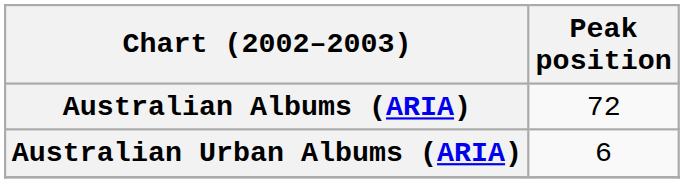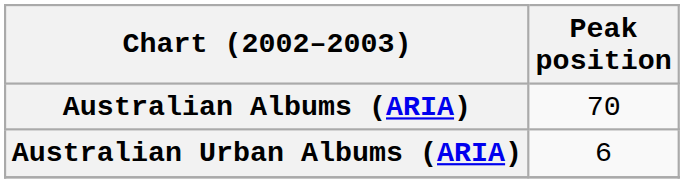(604, 107) 72 -> (604, 107) 70
